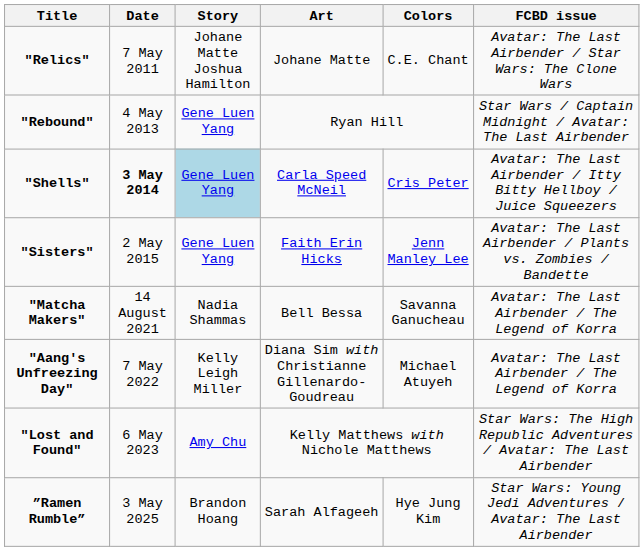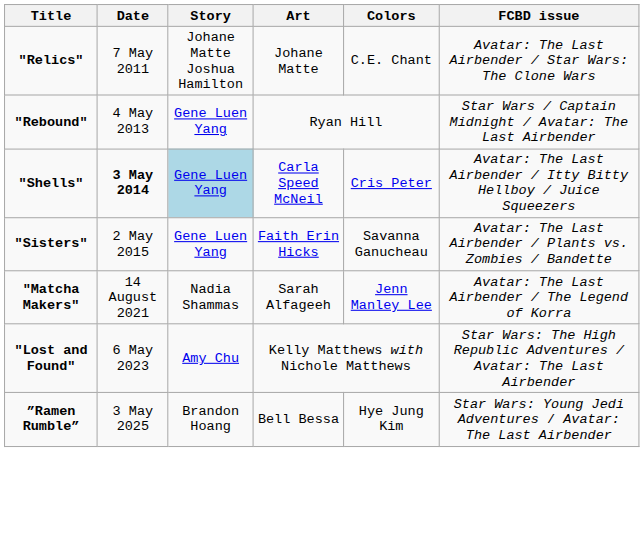(428, 252) Jenn Manley Lee -> (391, 244) Savanna Ganucheau
(322, 313) Bell Bessa -> (298, 297) Sarah Alfageeh
(428, 313) Savanna Ganucheau -> (391, 297) Jenn Manley Lee
- row: (57, 374)
(322, 512) Sarah Alfageeh -> (298, 419) Bell Bessa
